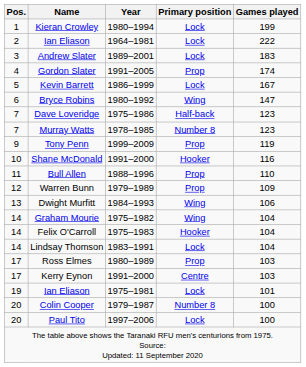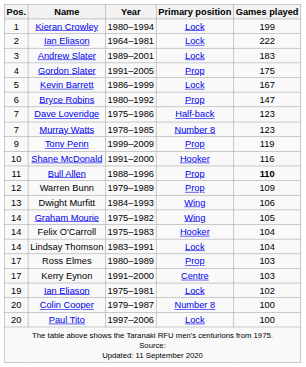(267, 71) 174 -> (267, 71) 175
(195, 100) Wing -> (195, 100) Prop
(267, 173) normal -> (267, 173) bold
(267, 217) 104 -> (267, 217) 105
(267, 291) 101 -> (267, 291) 102
